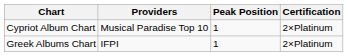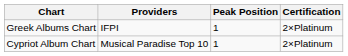rows swapped: (51, 43) <-> (51, 28)
